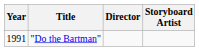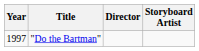(16, 38) 1991 -> (16, 38) 1997
